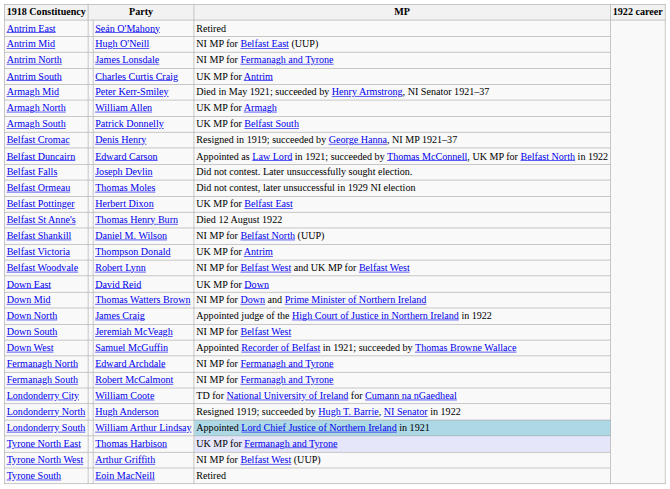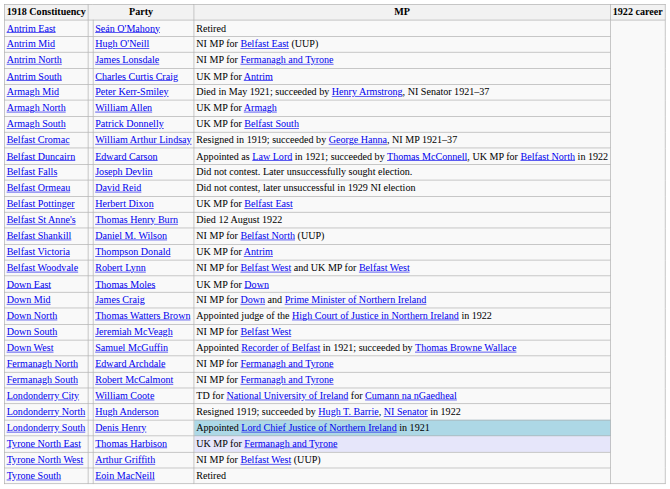(121, 140) Denis Henry -> (143, 140) William Arthur Lindsay
(125, 188) Thomas Moles -> (118, 188) David Reid
(118, 284) David Reid -> (125, 284) Thomas Moles
(143, 300) Thomas Watters Brown -> (120, 300) James Craig
(120, 316) James Craig -> (143, 316) Thomas Watters Brown
(143, 428) William Arthur Lindsay -> (121, 428) Denis Henry
